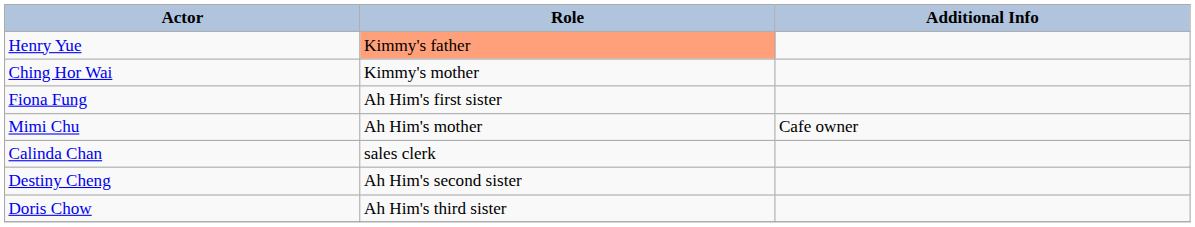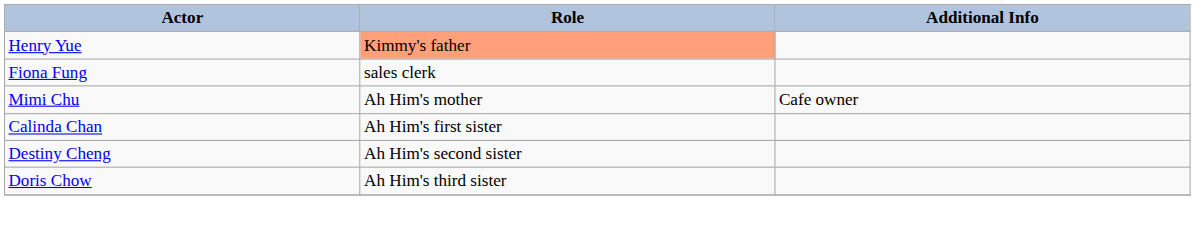- row: (60, 72)
(433, 99) Ah Him's first sister -> (400, 72) sales clerk
(400, 153) sales clerk -> (433, 126) Ah Him's first sister
